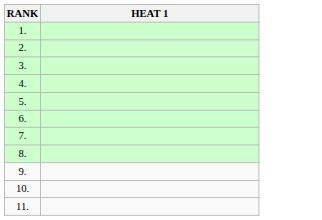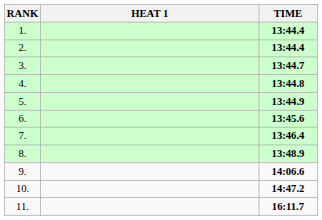+ column: (288, 13)
